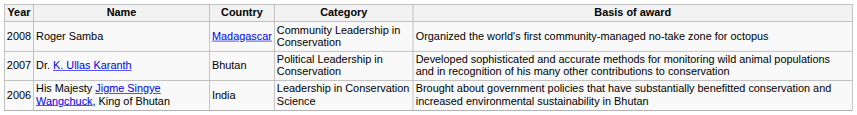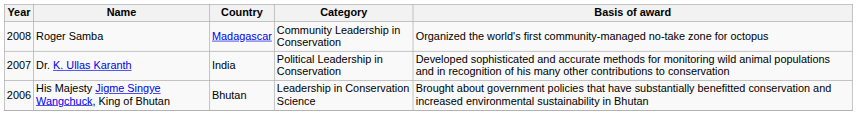(229, 65) Bhutan -> (224, 65) India
(224, 95) India -> (229, 95) Bhutan
